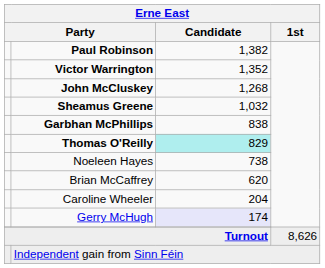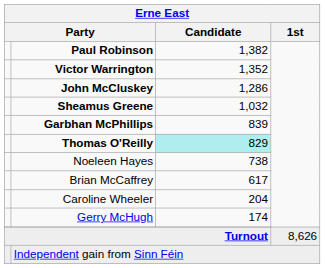(253, 87) 1,268 -> (253, 87) 1,286
(258, 124) 838 -> (258, 124) 839
(258, 180) 620 -> (258, 180) 617
(258, 217) lavender background -> (258, 217) no background
